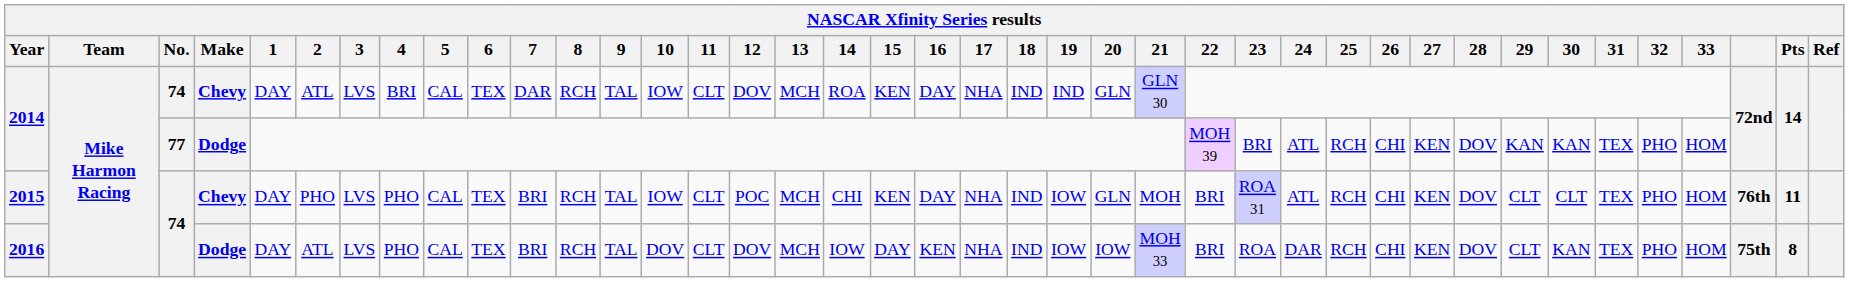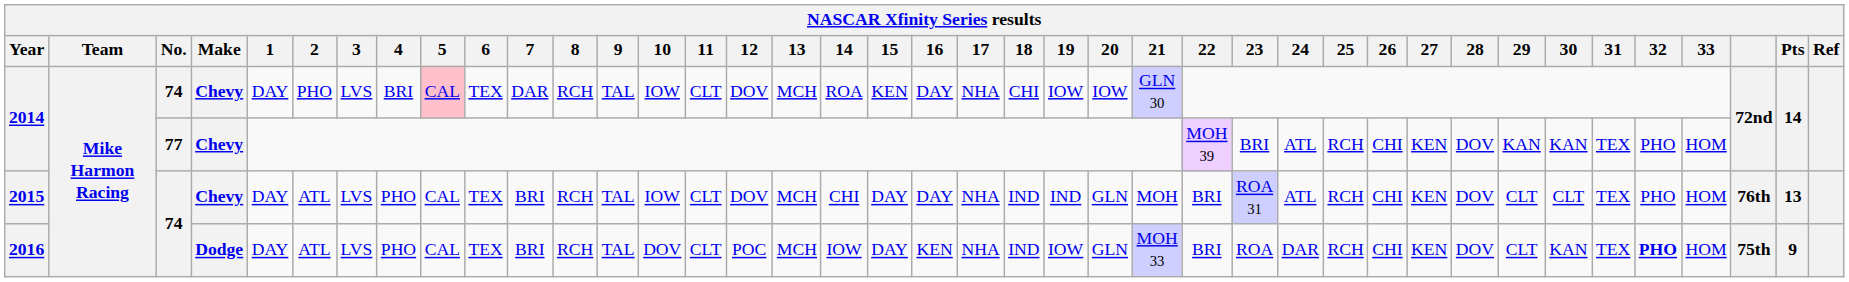(317, 91) ATL -> (314, 91) PHO
(445, 91) no background -> (442, 91) pink background
(1027, 91) IND -> (1024, 91) CHI
(1069, 91) IND -> (1066, 91) IOW
(1113, 91) GLN -> (1110, 91) IOW
(222, 144) Dodge -> (219, 144) Chevy
(317, 197) PHO -> (314, 197) ATL
(752, 197) POC -> (749, 197) DOV
(892, 197) KEN -> (890, 197) DAY
(1069, 197) IOW -> (1066, 197) IND
(1793, 197) 11 -> (1793, 197) 13
(752, 249) DOV -> (749, 249) POC
(1113, 249) IOW -> (1110, 249) GLN
(1659, 249) normal -> (1658, 249) bold
(1793, 249) 8 -> (1793, 249) 9
